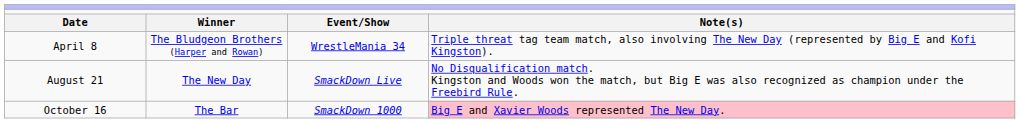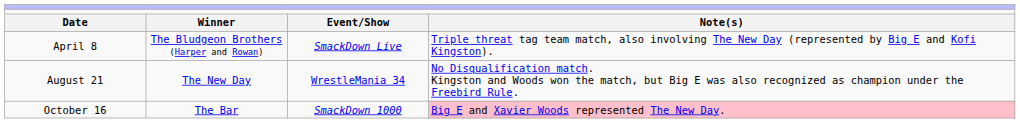(358, 46) WrestleMania 34 -> (358, 46) SmackDown Live
(358, 81) SmackDown Live -> (358, 81) WrestleMania 34
